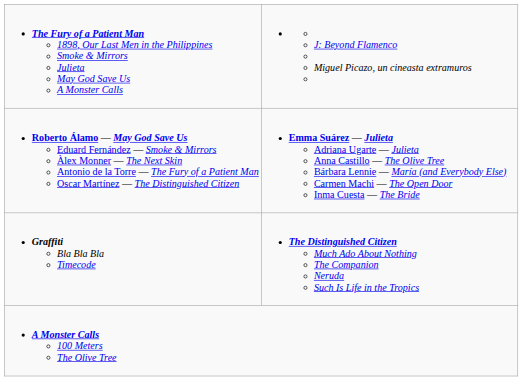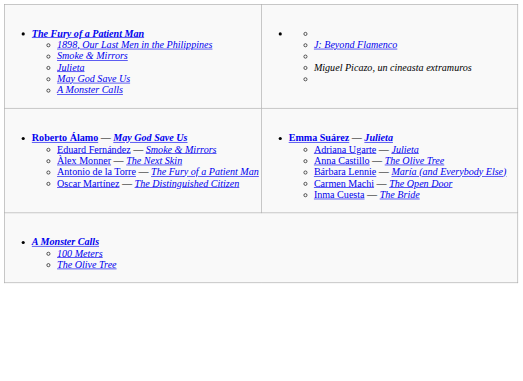- row: (133, 253)
